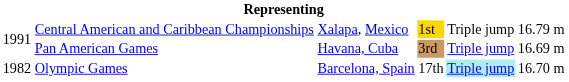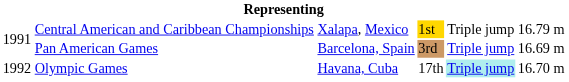(358, 48) Havana, Cuba -> (366, 48) Barcelona, Spain
(17, 68) 1982 -> (17, 68) 1992
(366, 68) Barcelona, Spain -> (358, 68) Havana, Cuba
